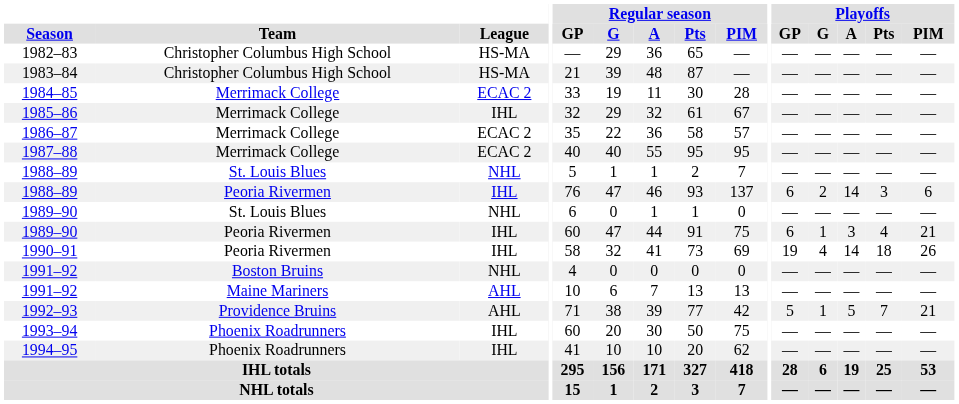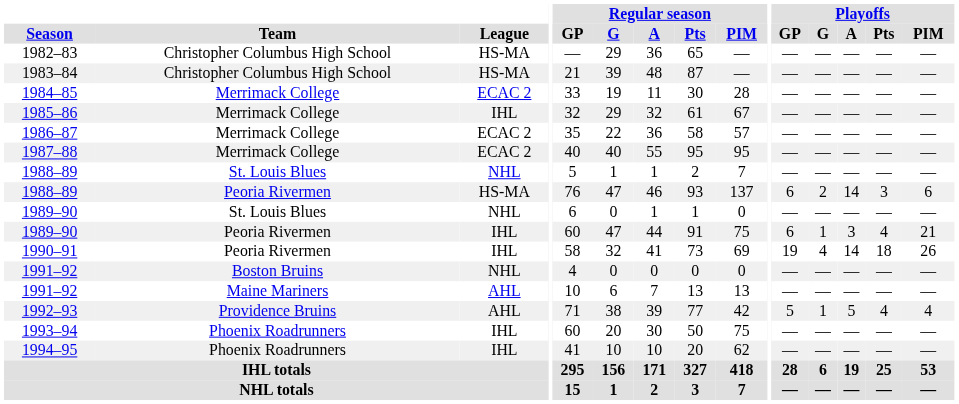(504, 192) IHL -> (504, 192) HS-MA
(884, 310) 7 -> (884, 310) 4
(928, 310) 21 -> (928, 310) 4
